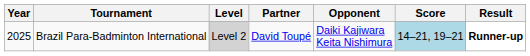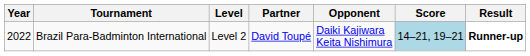(19, 36) 2025 -> (19, 36) 2022
(229, 36) lightgrey background -> (229, 36) no background
